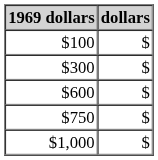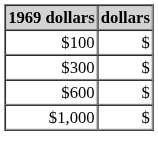- row: (78, 117)
